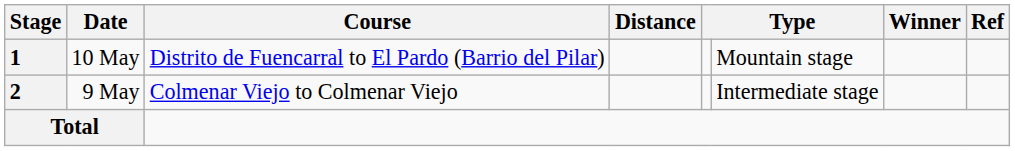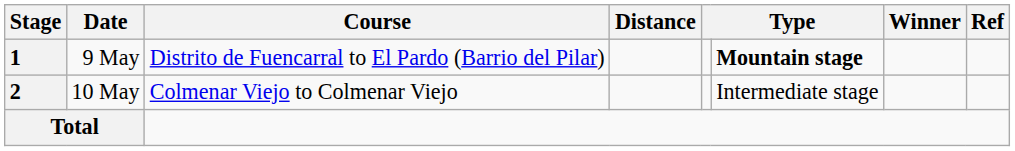(106, 57) 10 May -> (111, 57) 9 May
(785, 57) normal -> (789, 57) bold
(111, 92) 9 May -> (106, 92) 10 May
